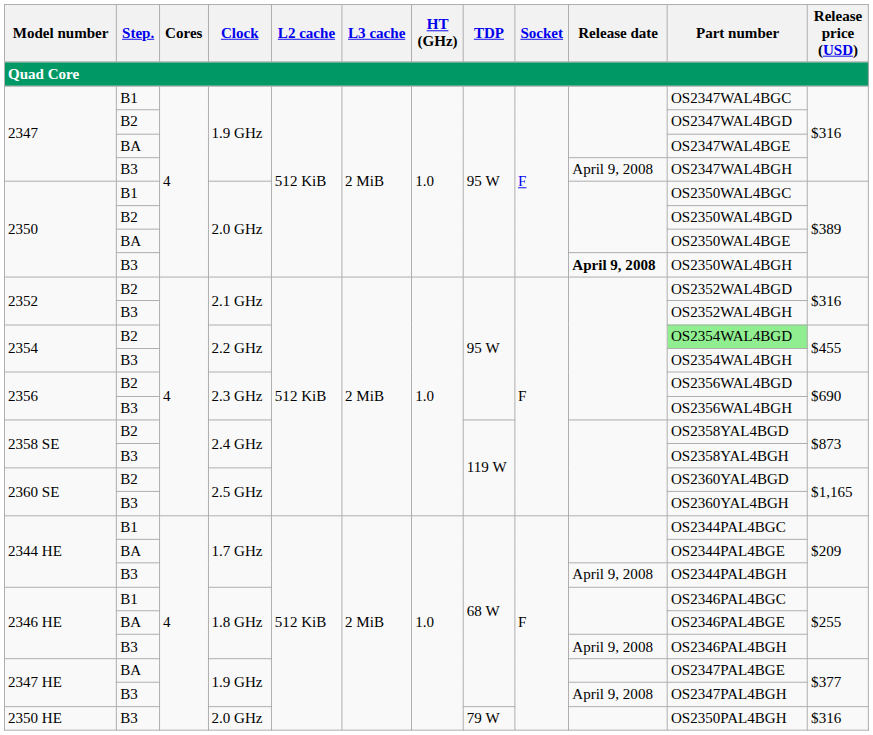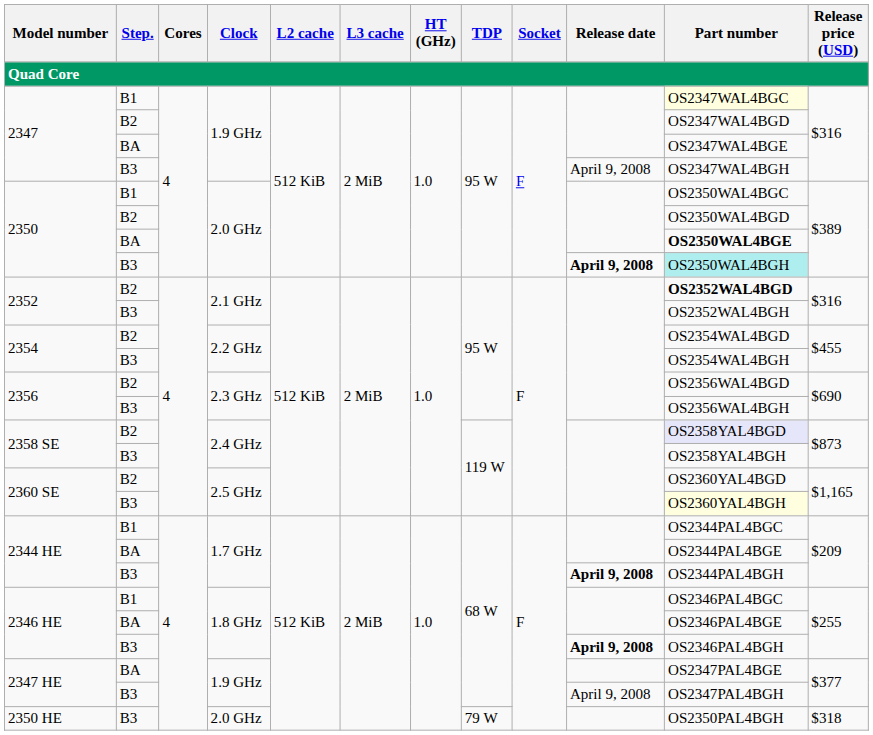(731, 97) no background -> (728, 97) lightyellow background
(731, 241) normal -> (730, 241) bold
(731, 264) no background -> (729, 264) paleturquoise background
(731, 288) normal -> (730, 288) bold
(731, 336) lightgreen background -> (729, 336) no background
(730, 431) no background -> (727, 431) lavender background
(730, 503) no background -> (727, 503) lightyellow background
(613, 575) normal -> (611, 575) bold
(613, 646) normal -> (611, 646) bold
(826, 718) $316 -> (826, 718) $318
